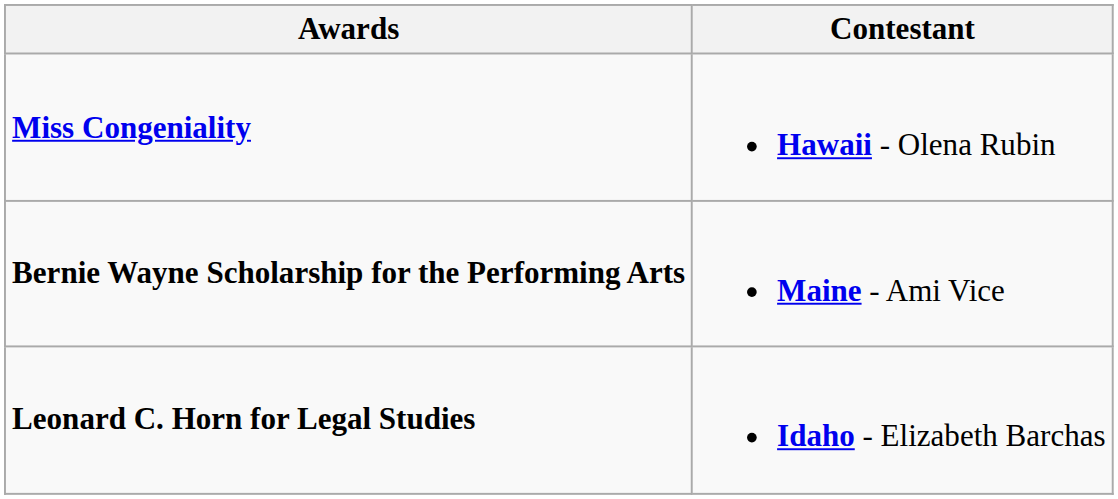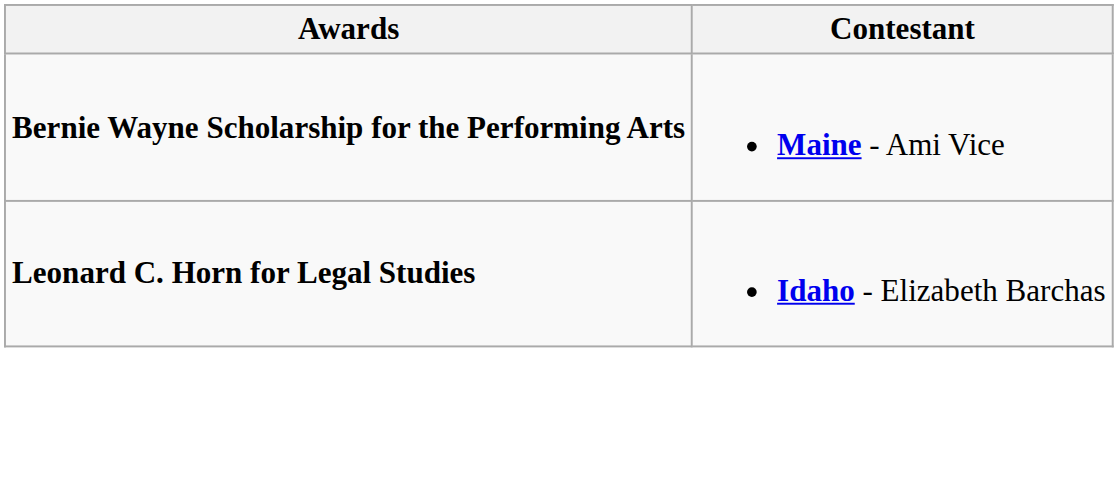- row: (132, 126)
